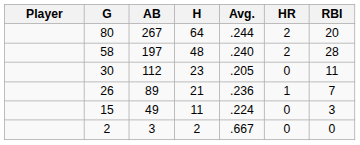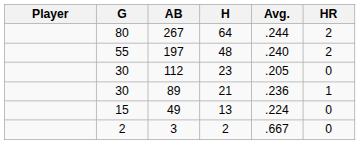- column: (332, 14)
(107, 52) 58 -> (122, 52) 55
(107, 91) 26 -> (122, 91) 30
(197, 110) 11 -> (225, 110) 13
